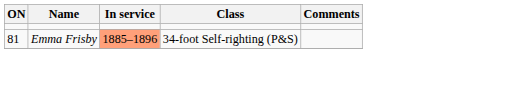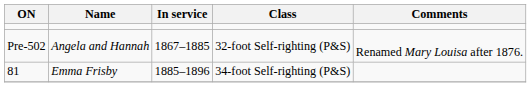+ row: (100, 45)
(130, 39) lightsalmon background -> (182, 71) no background
